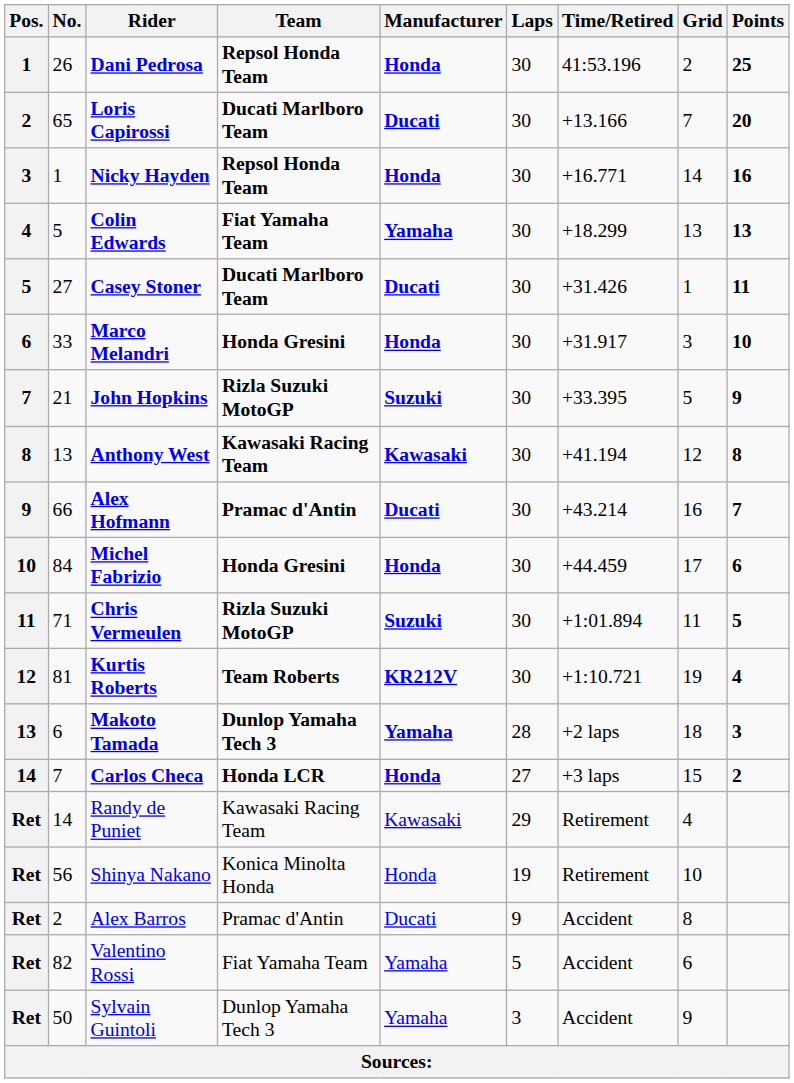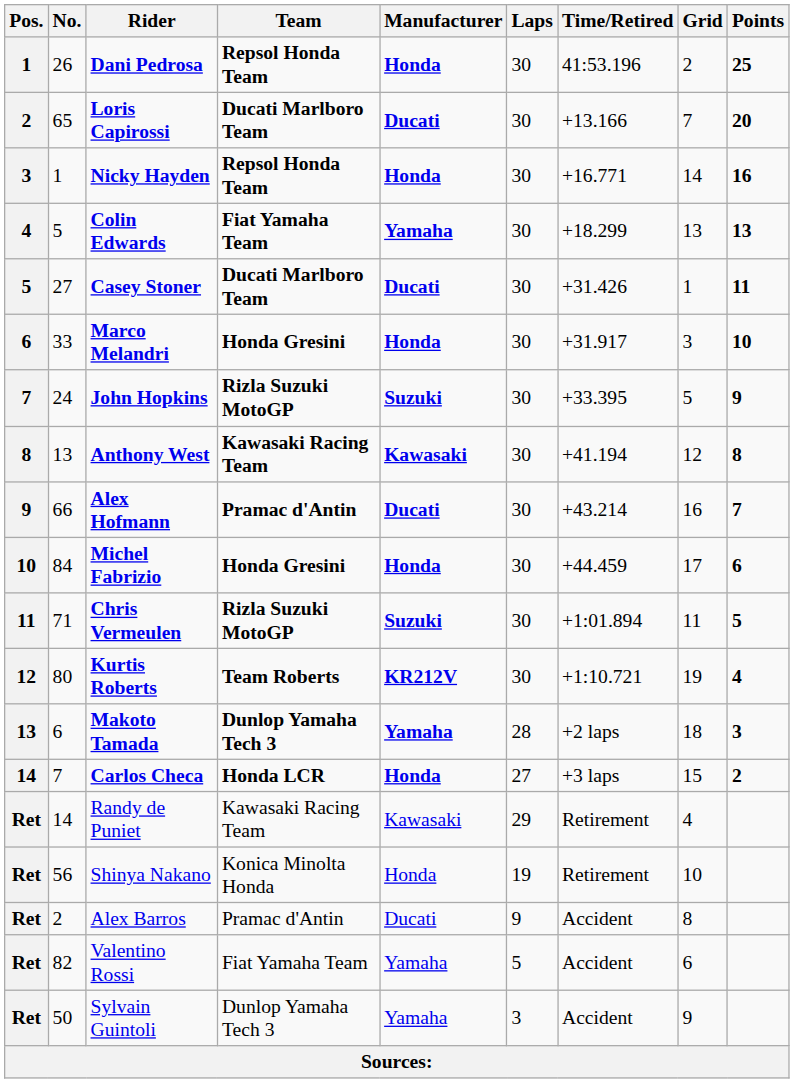(62, 398) 21 -> (62, 398) 24
(62, 675) 81 -> (62, 675) 80
